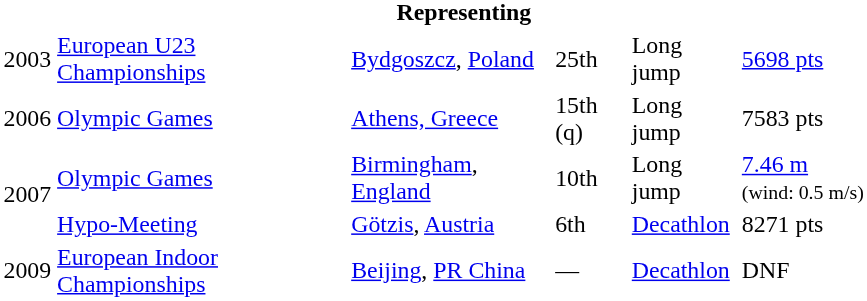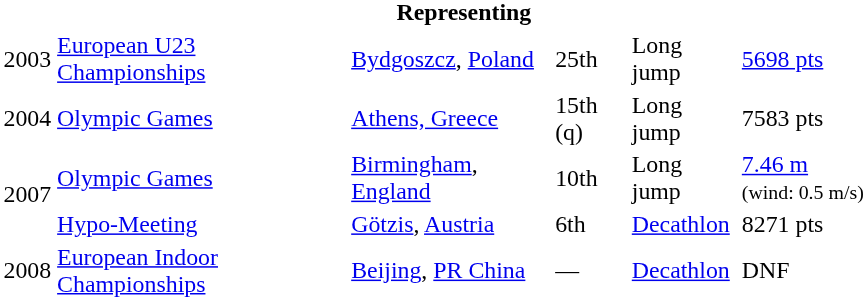(27, 118) 2006 -> (27, 118) 2004
(27, 270) 2009 -> (27, 270) 2008
